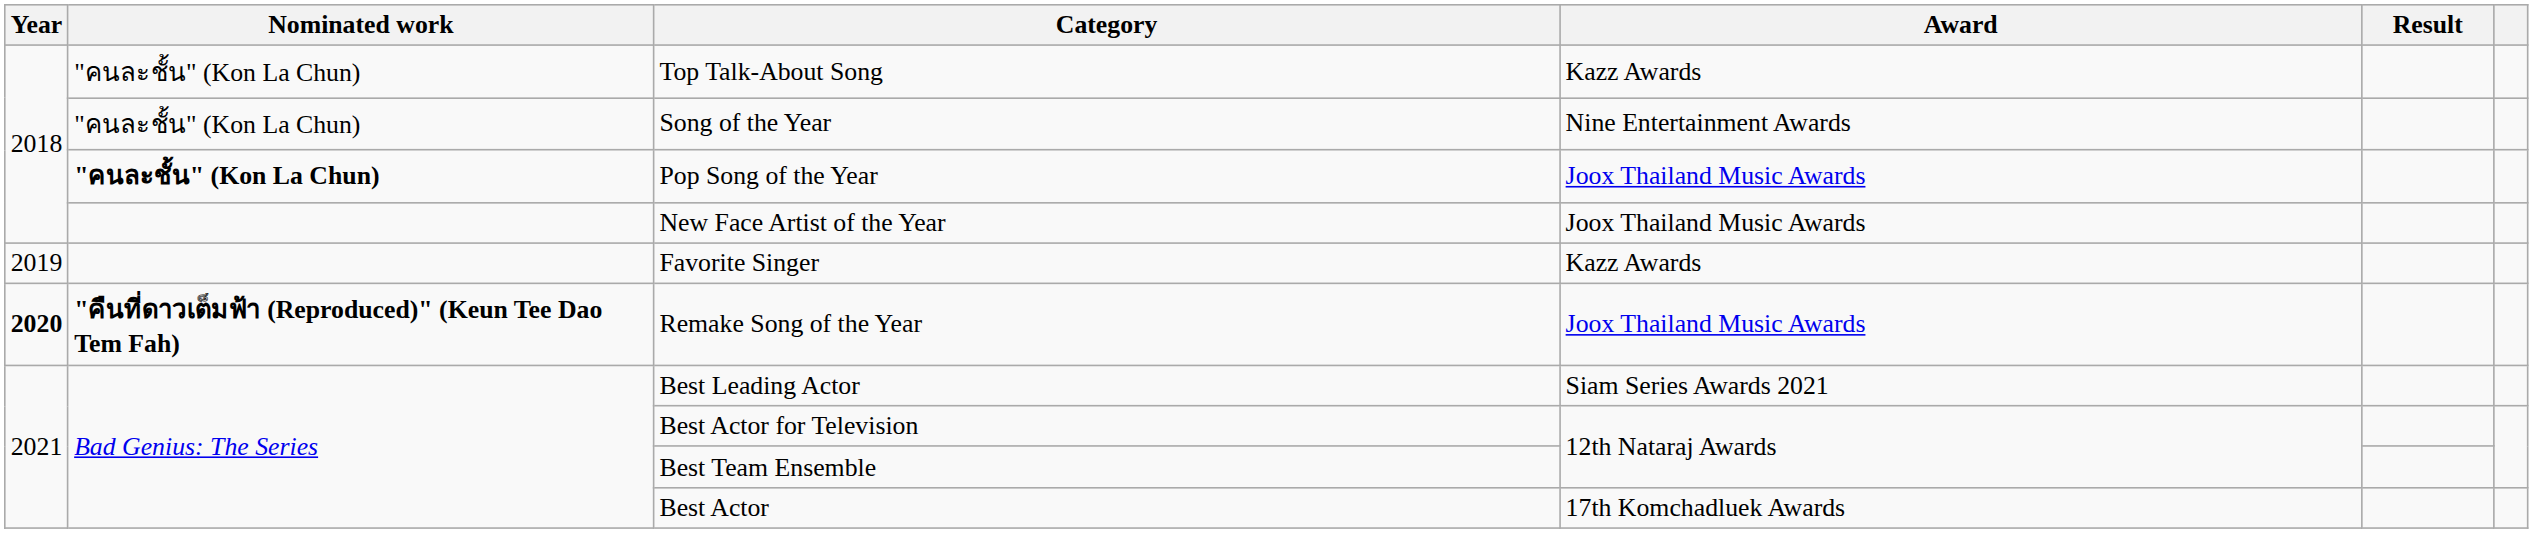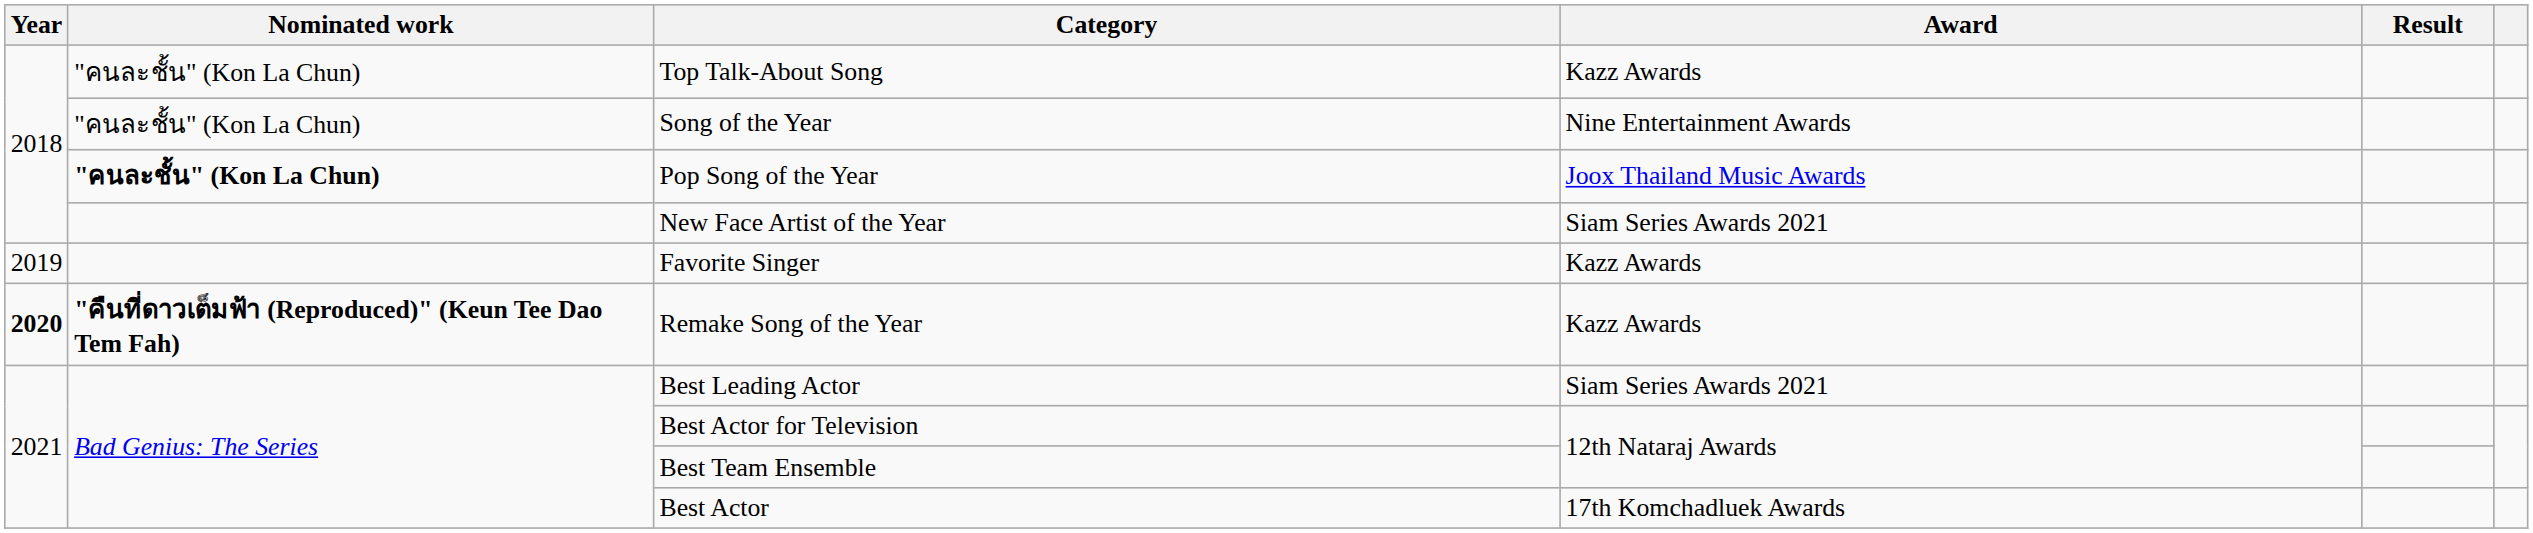(1716, 222) Joox Thailand Music Awards -> (1697, 222) Siam Series Awards 2021
(1716, 323) Joox Thailand Music Awards -> (1633, 323) Kazz Awards
